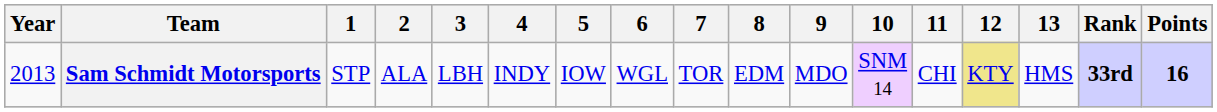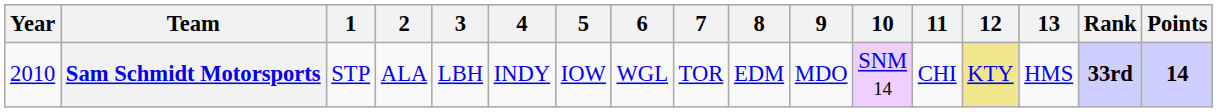(33, 74) 2013 -> (33, 74) 2010
(1177, 74) 16 -> (1177, 74) 14
